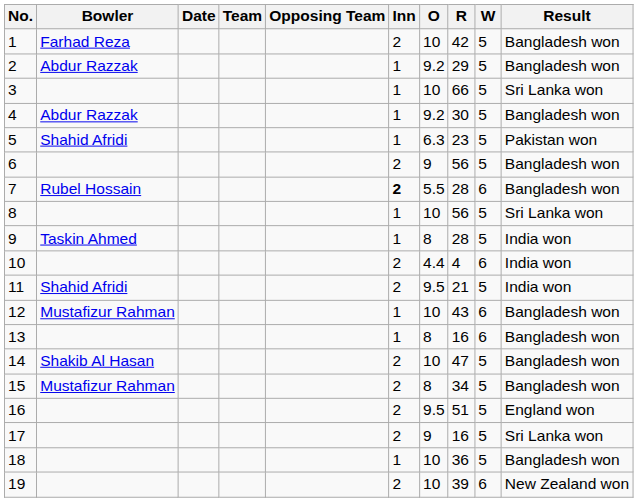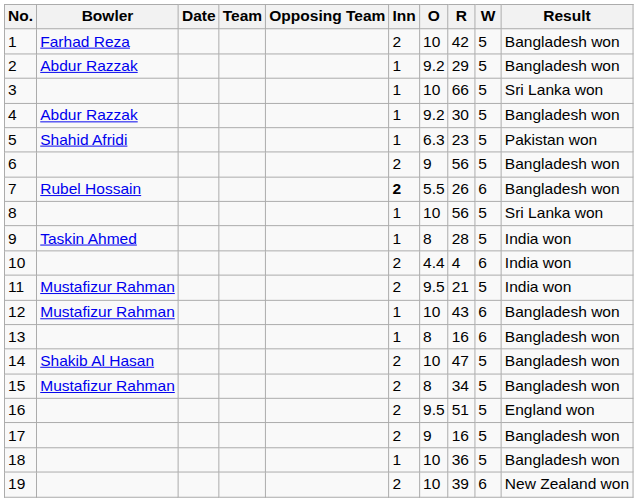(460, 189) 28 -> (460, 189) 26
(84, 287) Shahid Afridi -> (108, 287) Mustafizur Rahman
(554, 435) Sri Lanka won -> (562, 435) Bangladesh won
